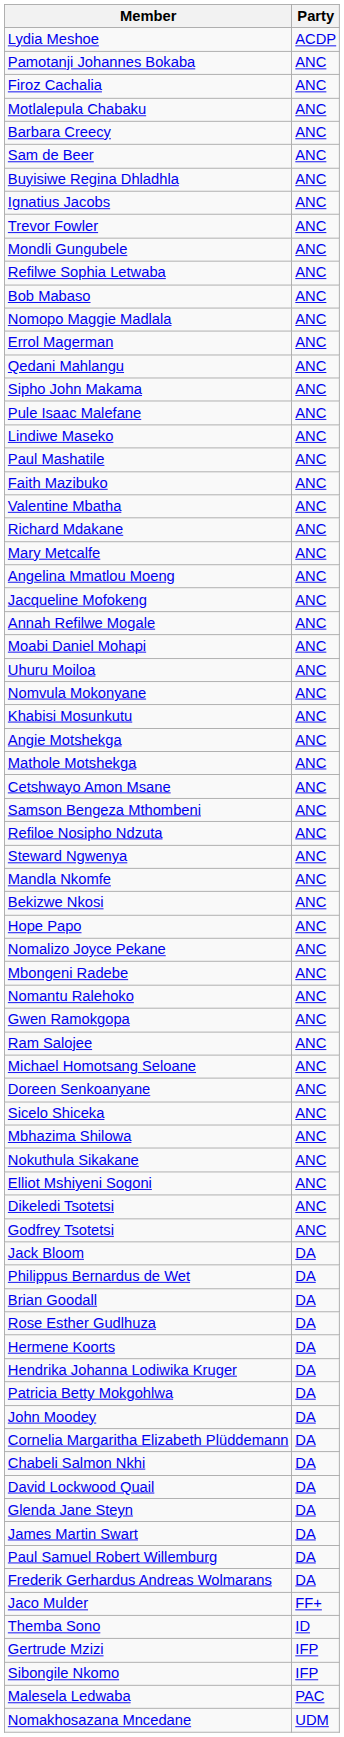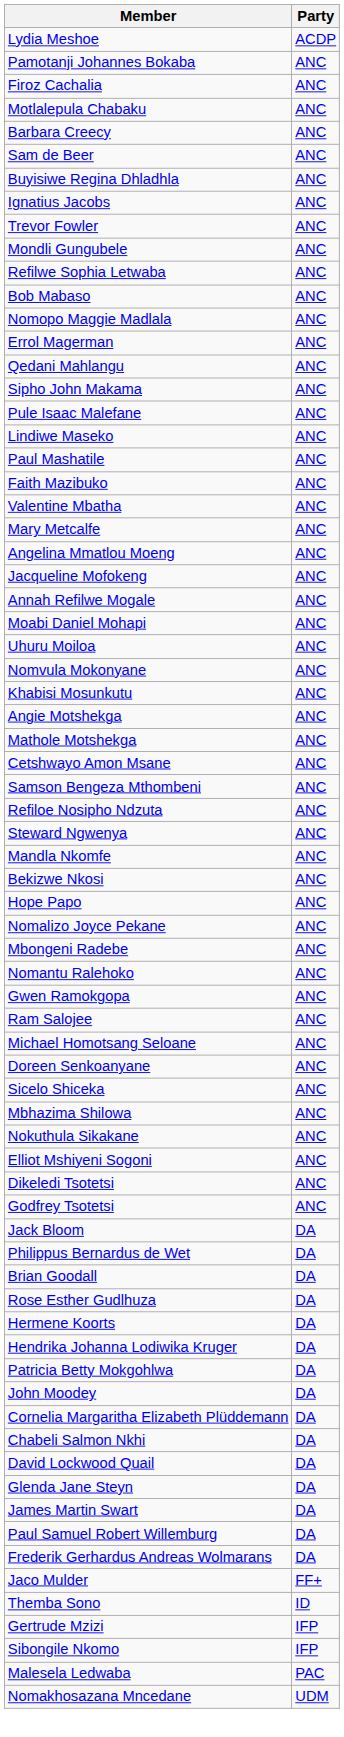- row: (66, 529)
